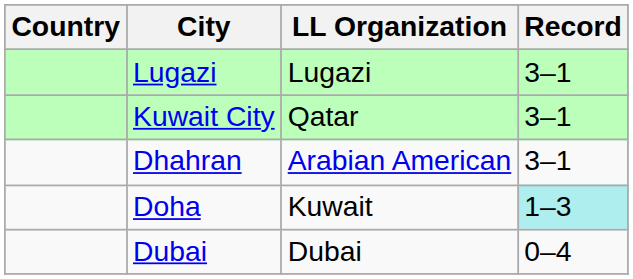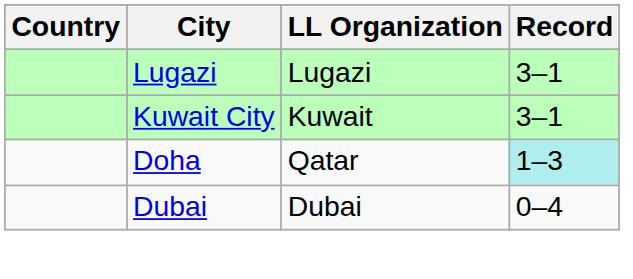(323, 116) Qatar -> (330, 116) Kuwait
- row: (187, 161)
(330, 206) Kuwait -> (323, 161) Qatar
